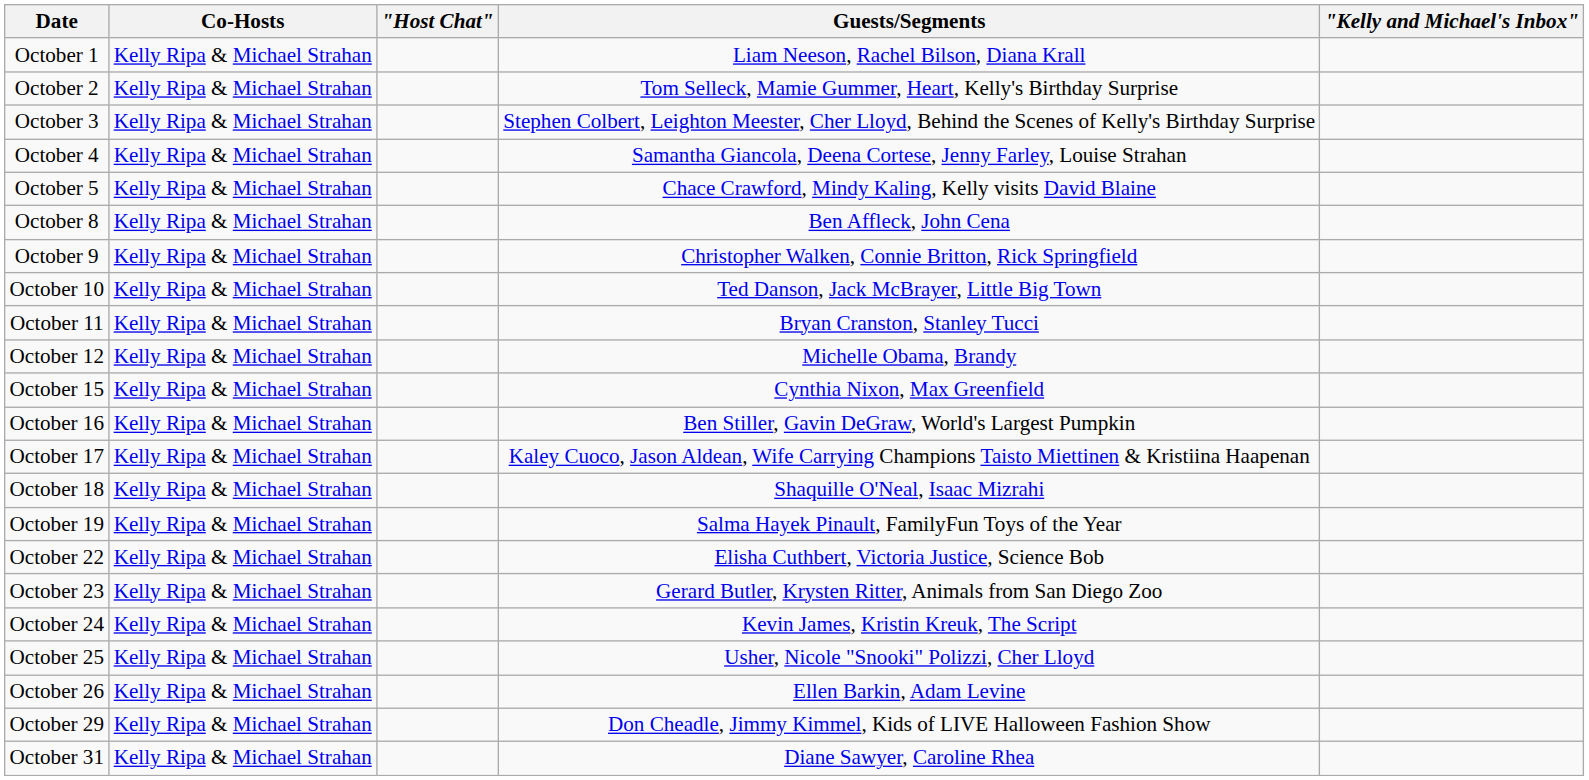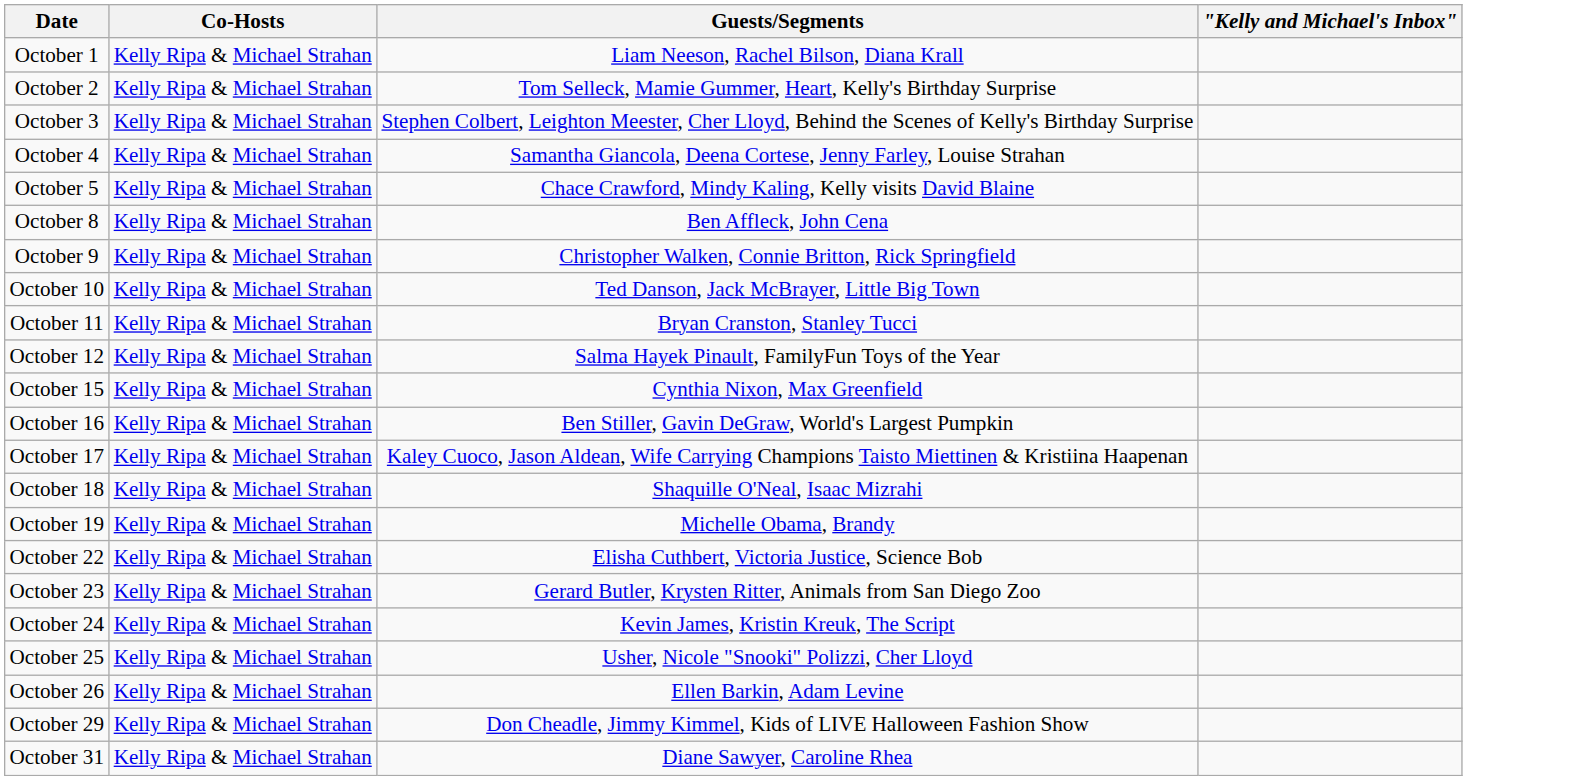- column: (438, 21)
(909, 356) Michelle Obama, Brandy -> (787, 356) Salma Hayek Pinault, FamilyFun Toys of the Year
(909, 523) Salma Hayek Pinault, FamilyFun Toys of the Year -> (787, 523) Michelle Obama, Brandy
